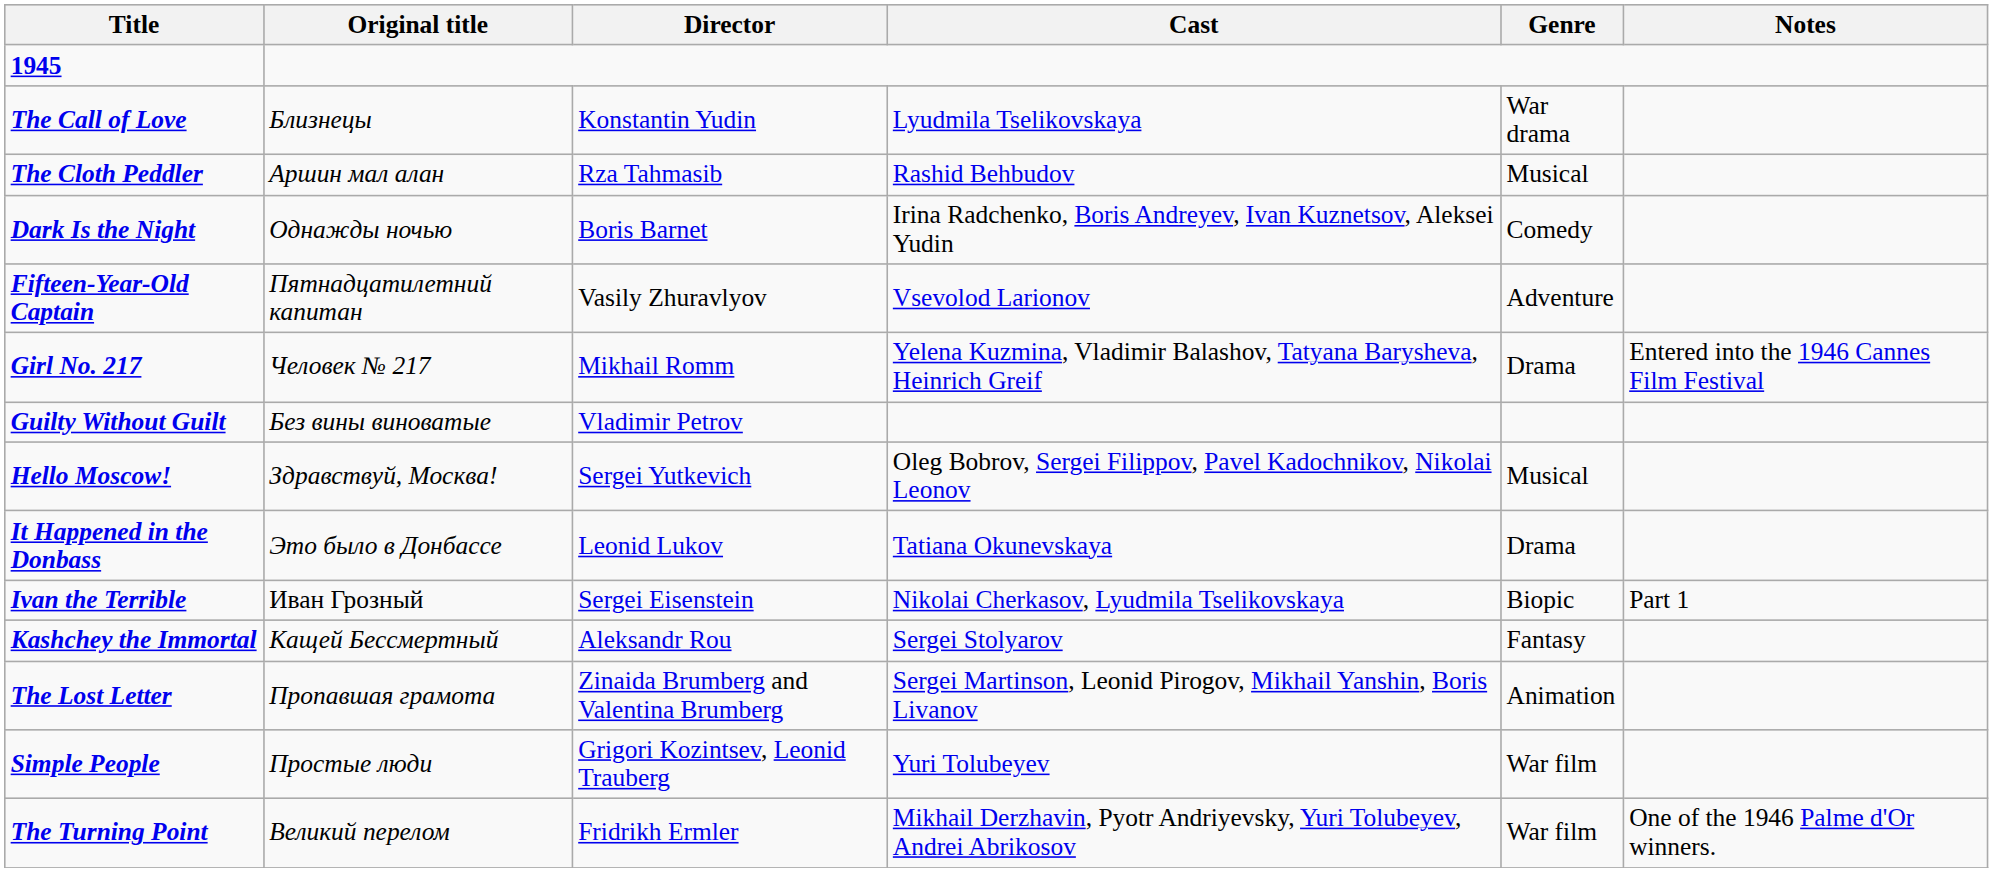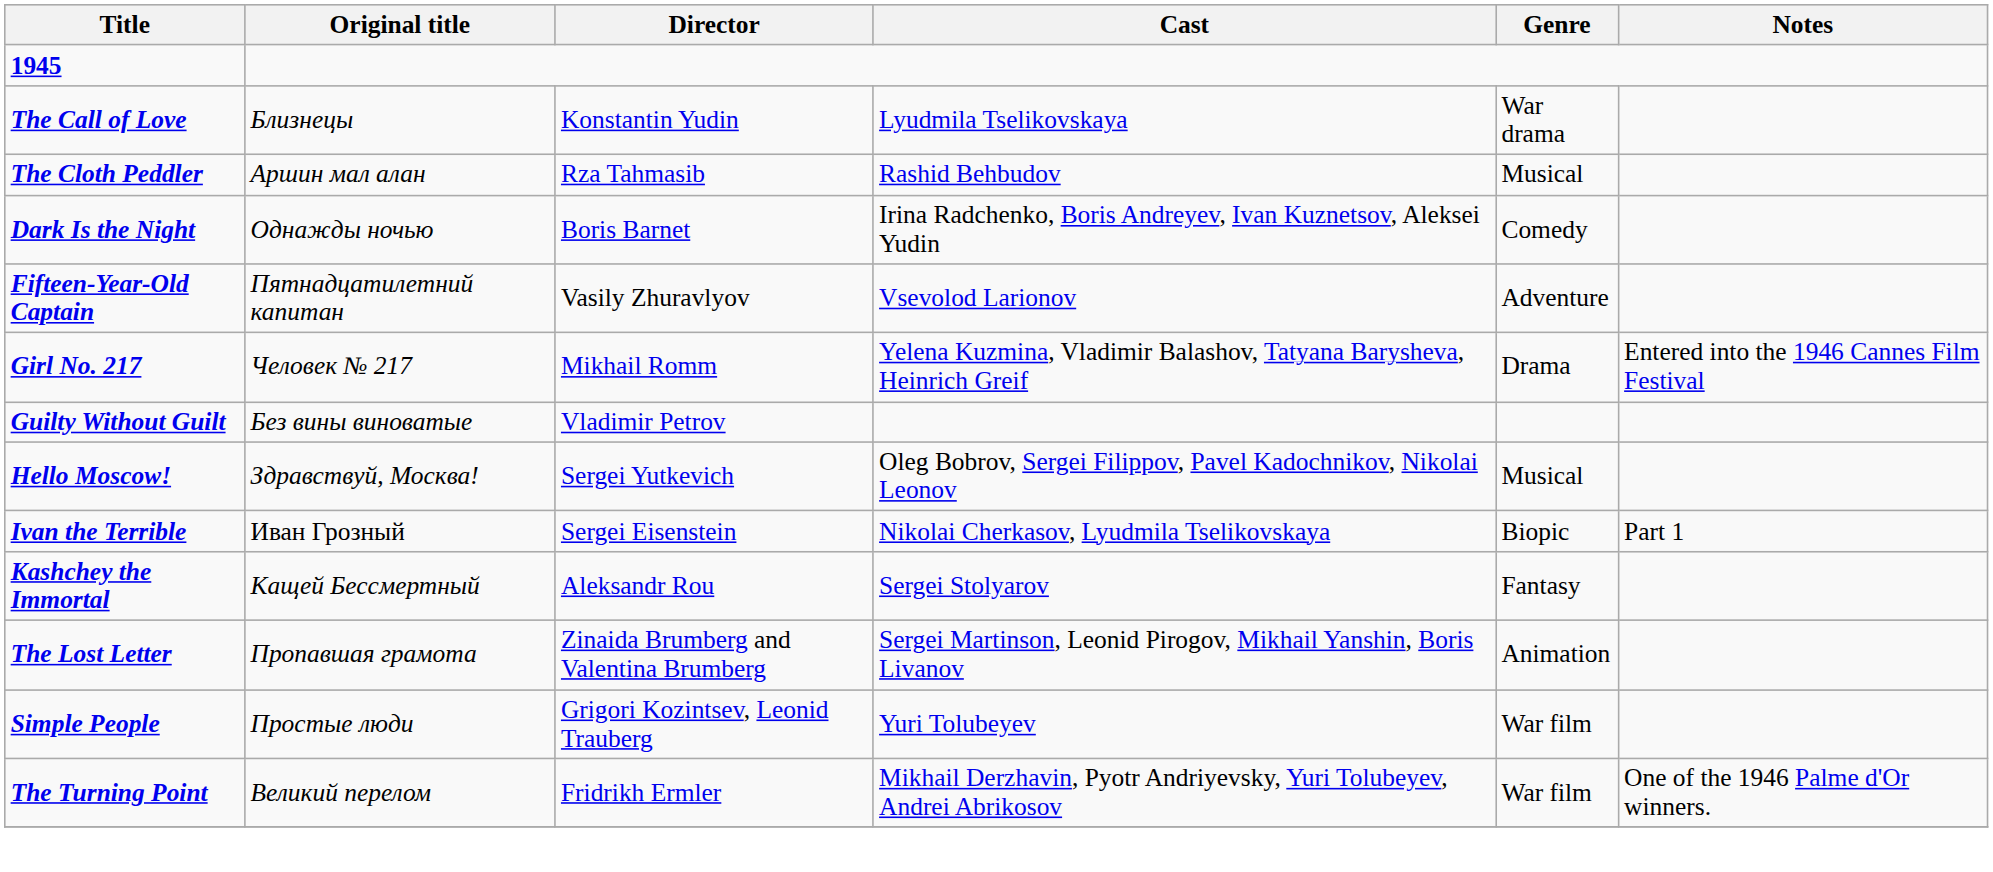- row: (109, 545)
